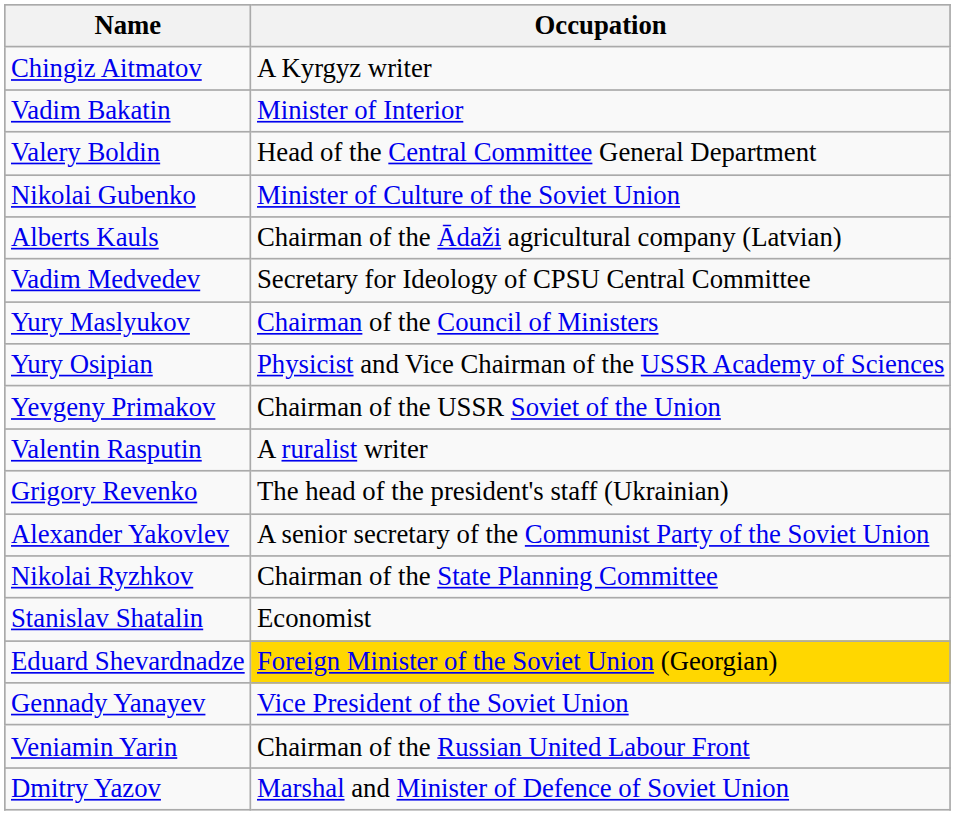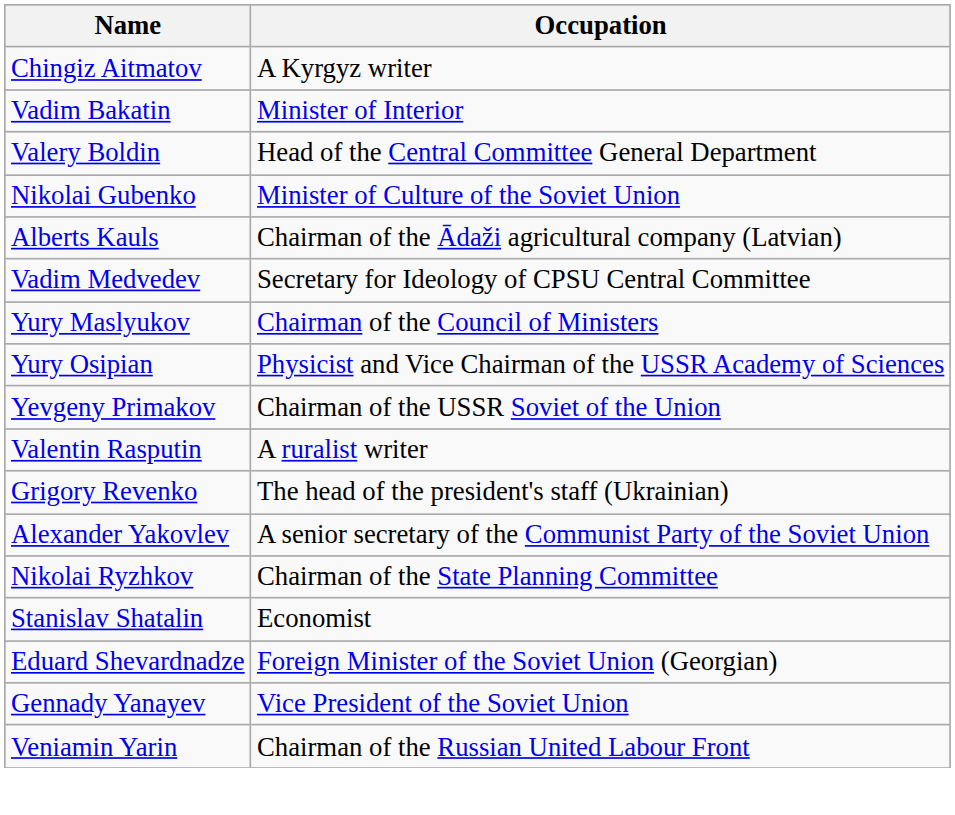(517, 661) gold background -> (517, 661) no background
- row: (86, 788)
